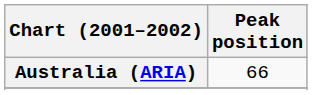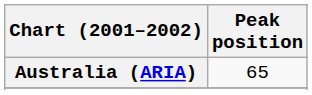(257, 73) 66 -> (257, 73) 65
